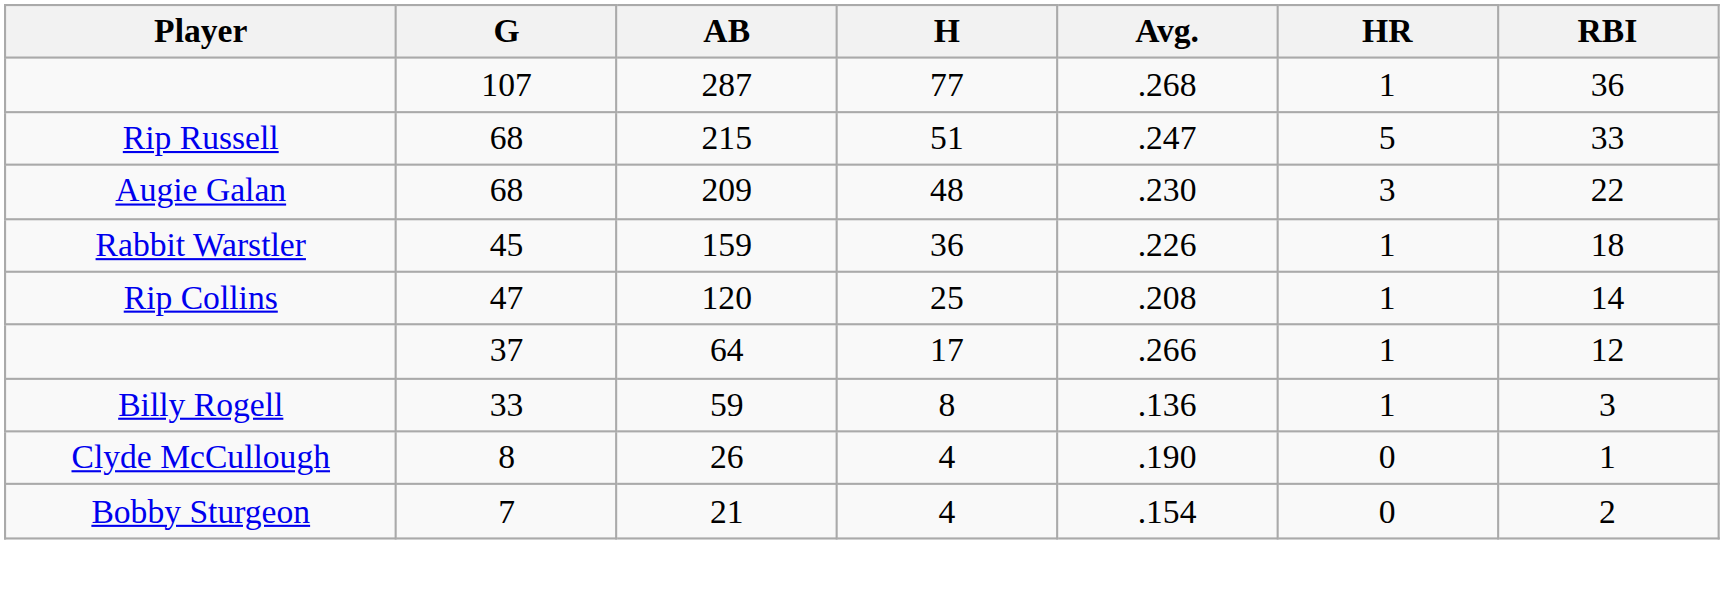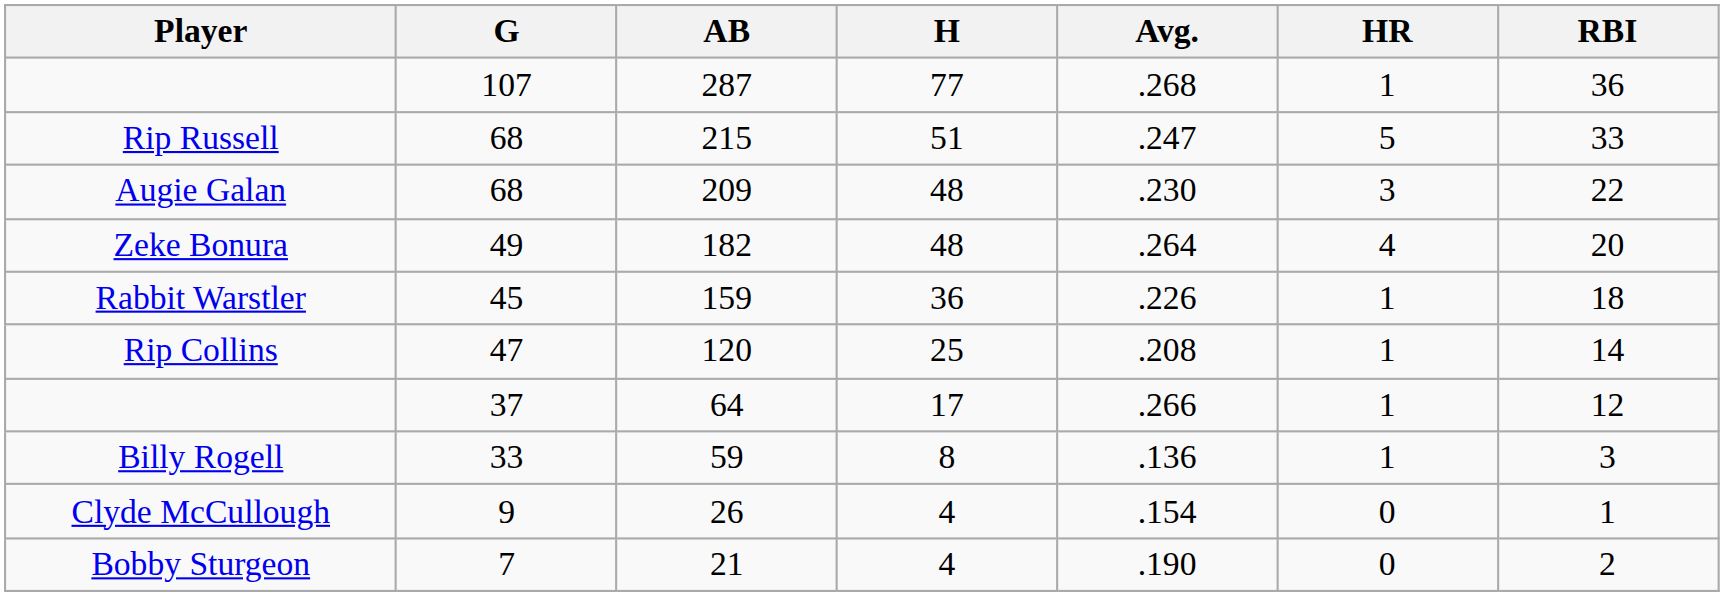+ row: (201, 244)
(507, 457) 8 -> (507, 510) 9
(1167, 457) .190 -> (1167, 510) .154
(1167, 510) .154 -> (1167, 564) .190
